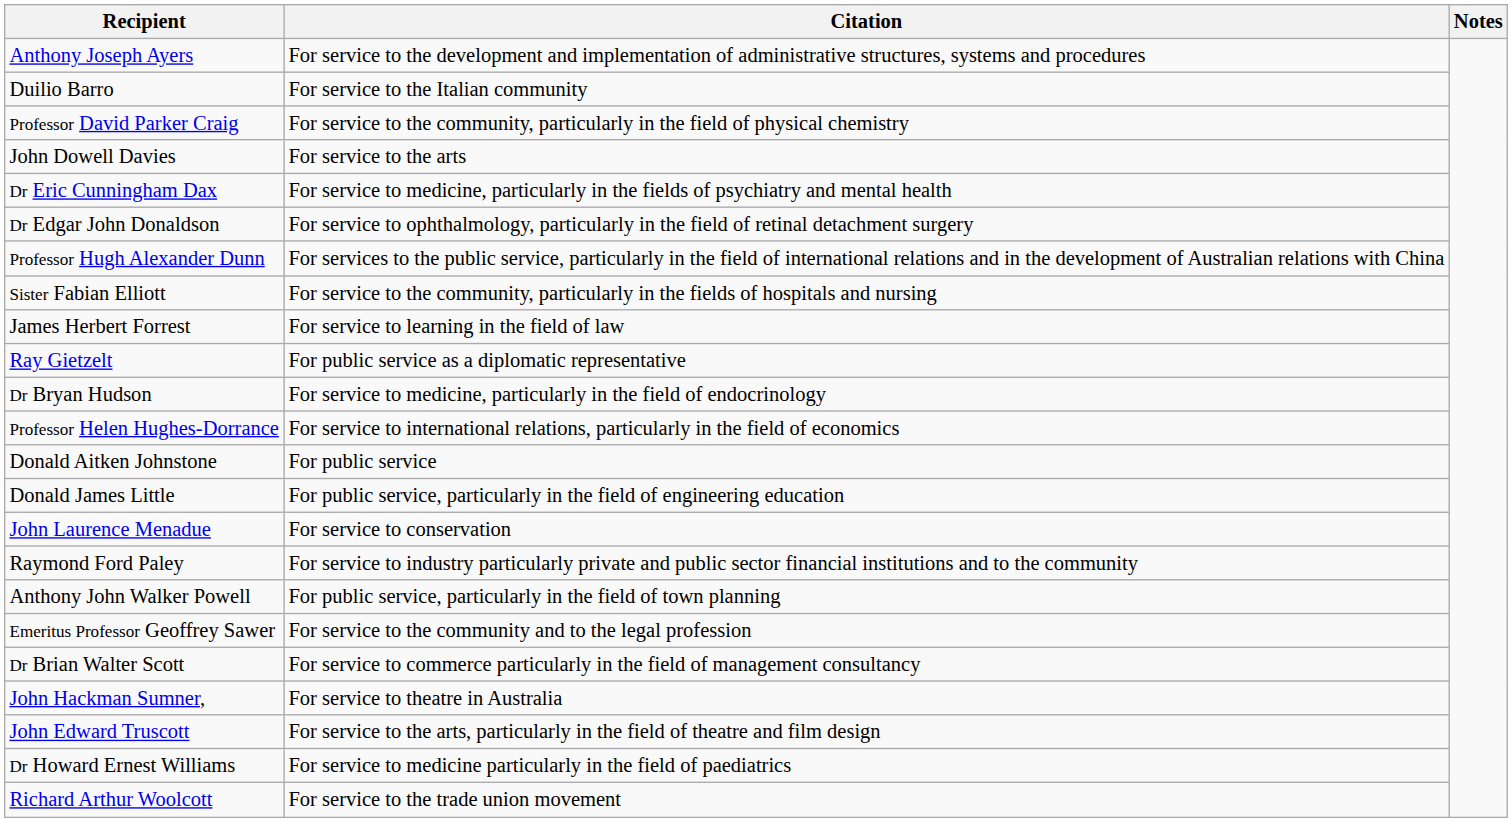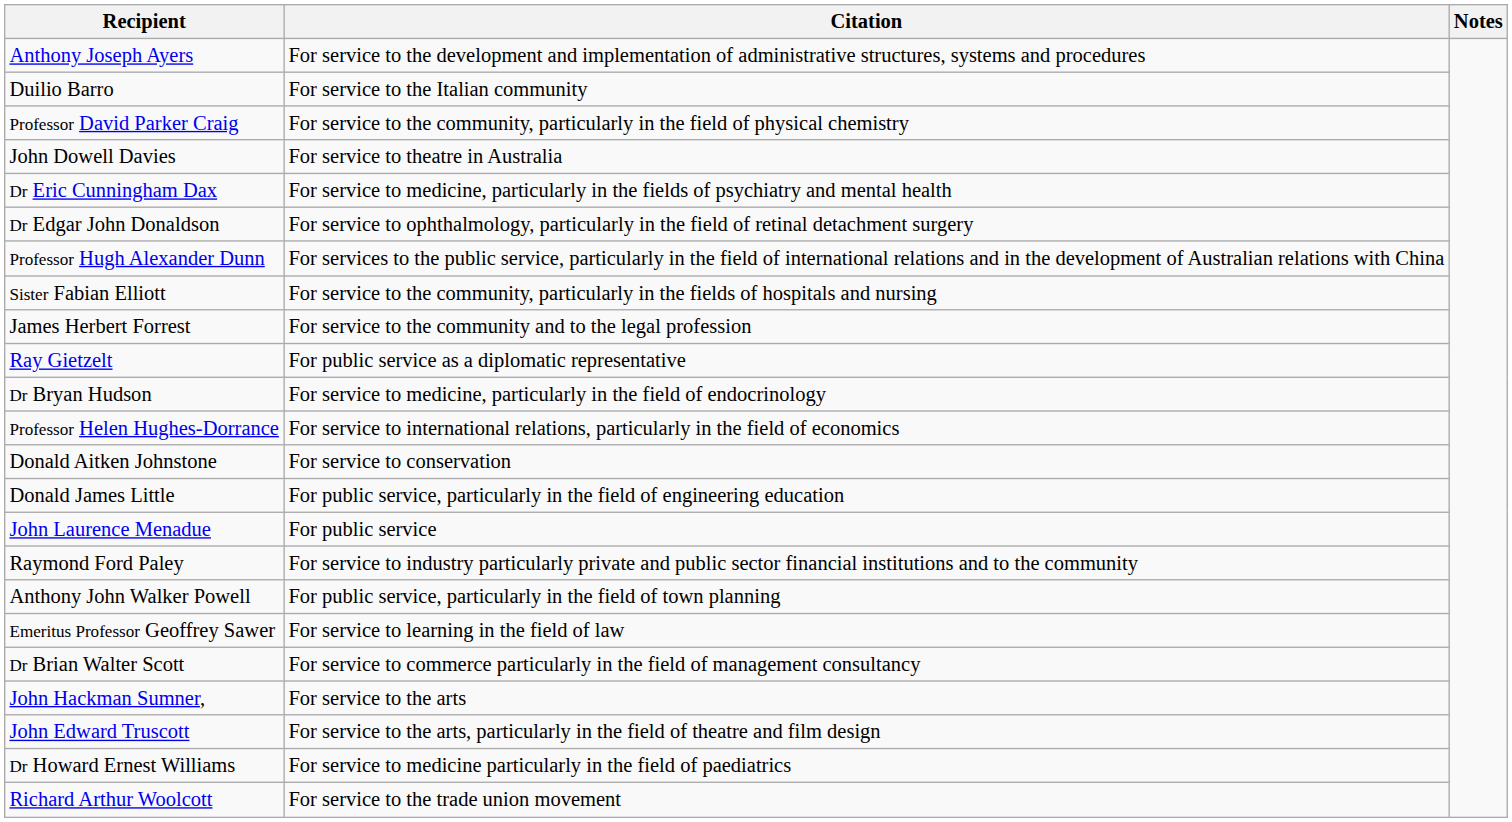(377, 156) For service to the arts -> (425, 156) For service to theatre in Australia
(456, 326) For service to learning in the field of law -> (520, 326) For service to the community and to the legal profession
(362, 461) For public service -> (400, 461) For service to conservation
(400, 529) For service to conservation -> (362, 529) For public service
(520, 630) For service to the community and to the legal profession -> (456, 630) For service to learning in the field of law
(425, 698) For service to theatre in Australia -> (377, 698) For service to the arts
